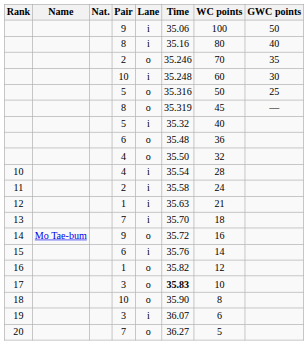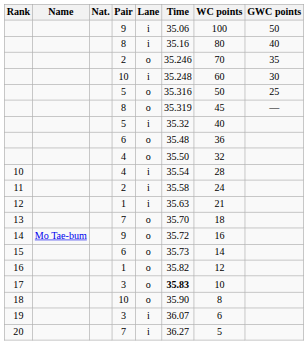(148, 220) i -> (148, 220) o
(148, 252) i -> (148, 252) o
(178, 252) 35.76 -> (178, 252) 35.73
(148, 332) o -> (148, 332) i
